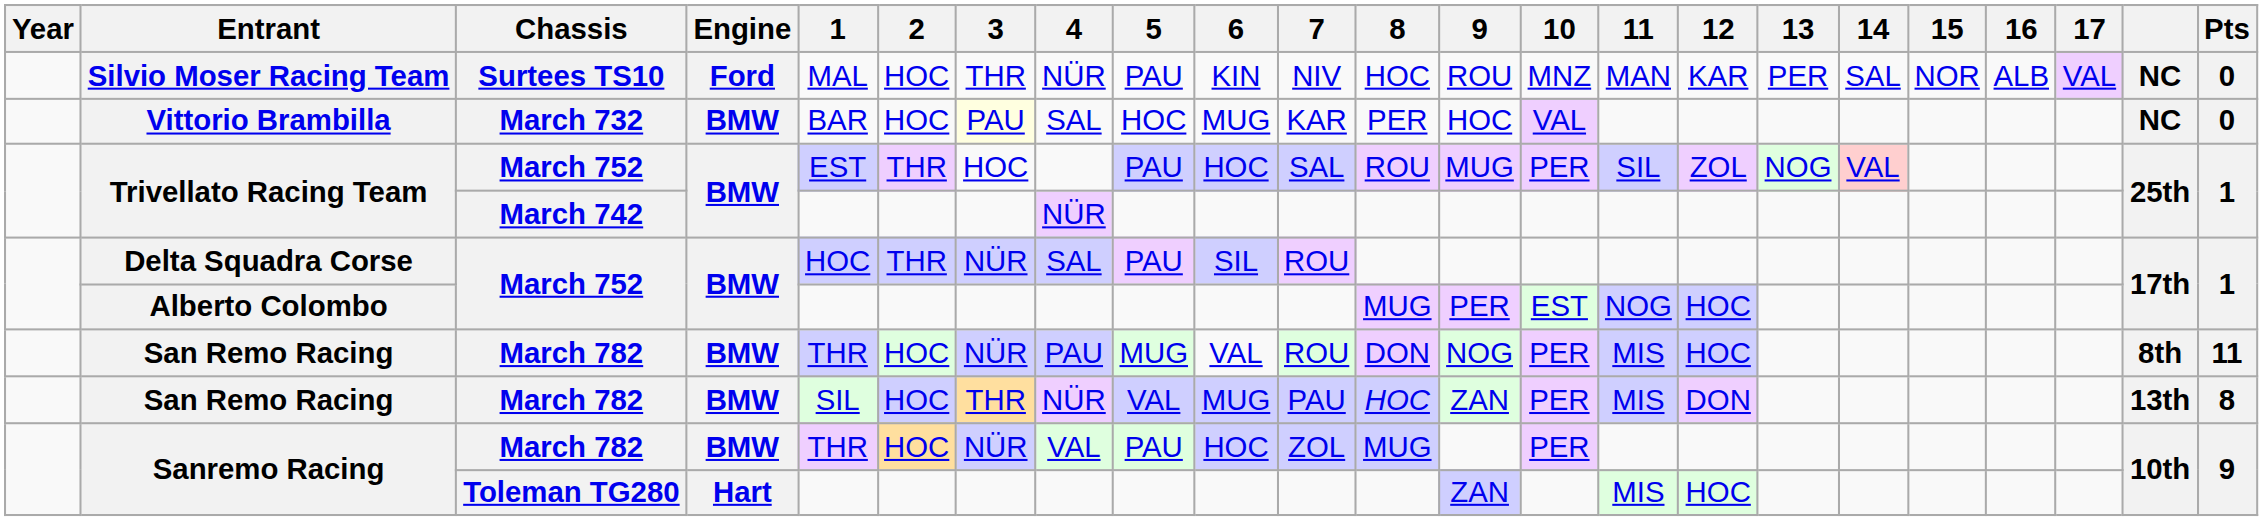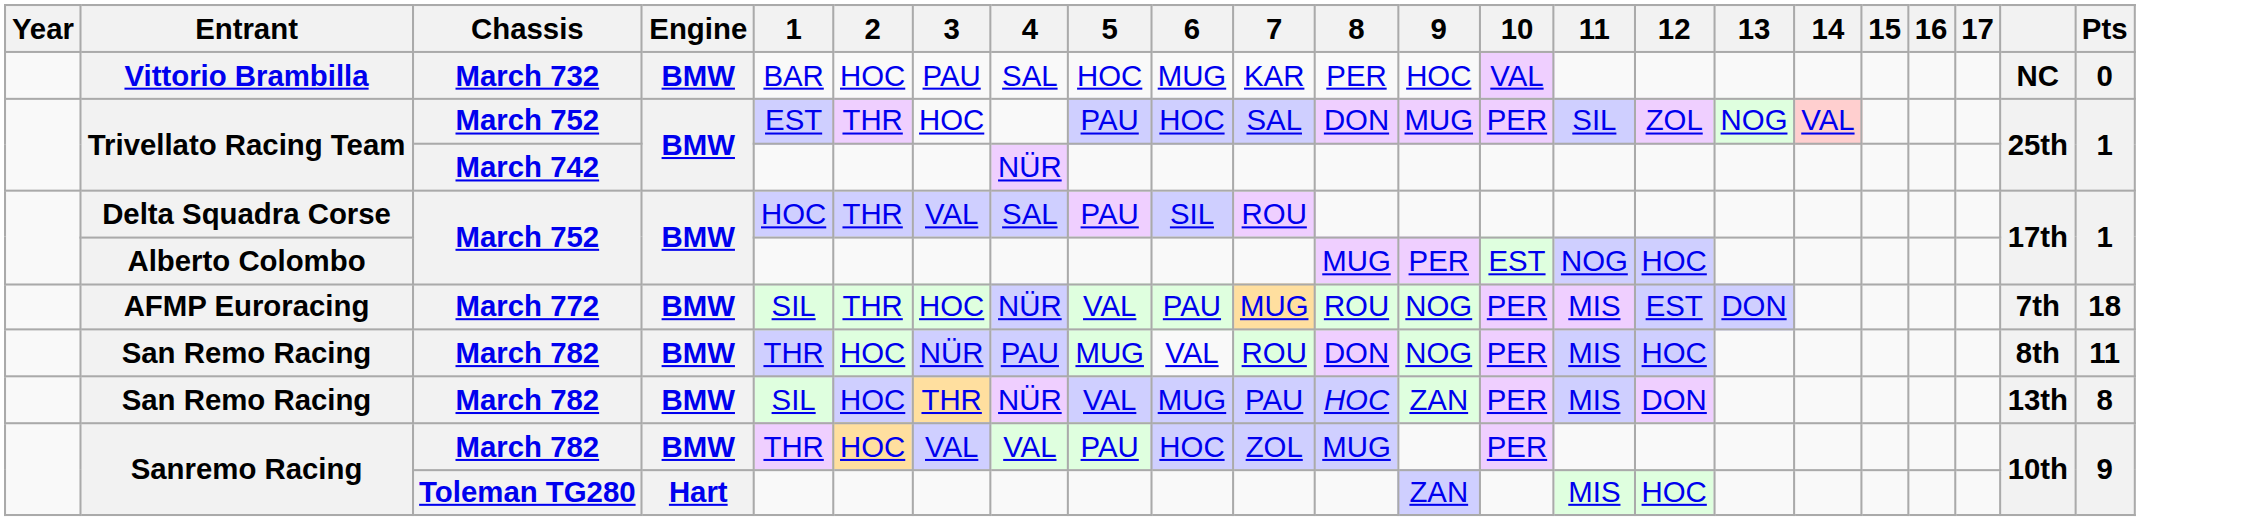- row: (269, 75)
(996, 121) lightyellow background -> (952, 75) no background
(1397, 168) ROU -> (1357, 121) DON
(996, 261) NÜR -> (952, 214) VAL
+ row: (247, 307)
(996, 446) NÜR -> (952, 446) VAL
